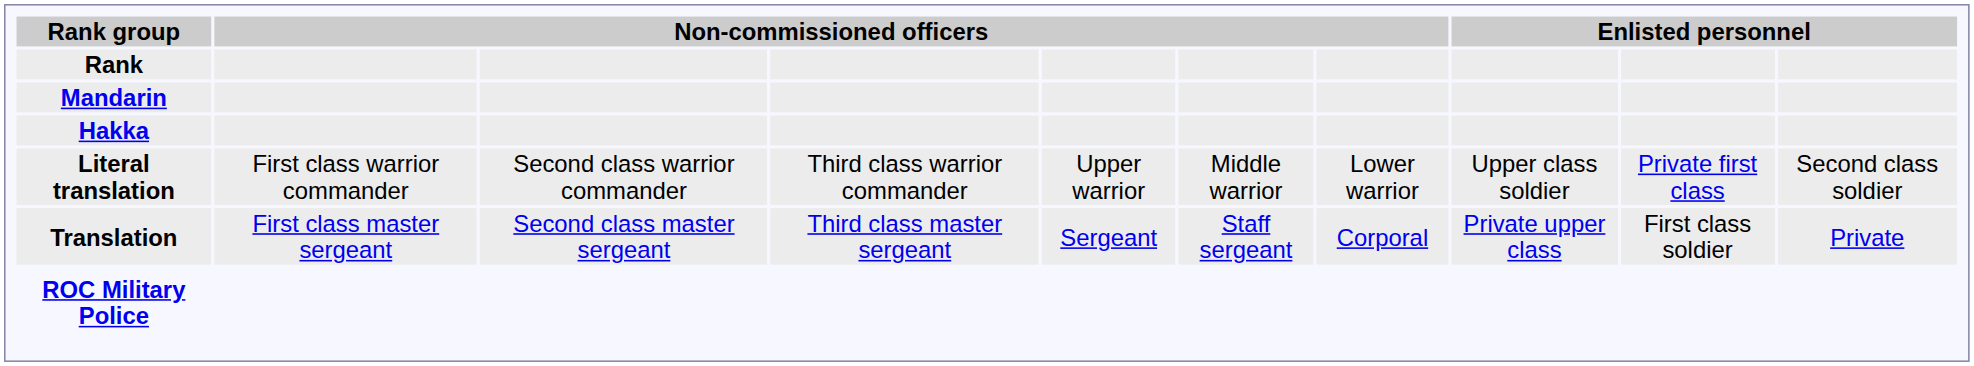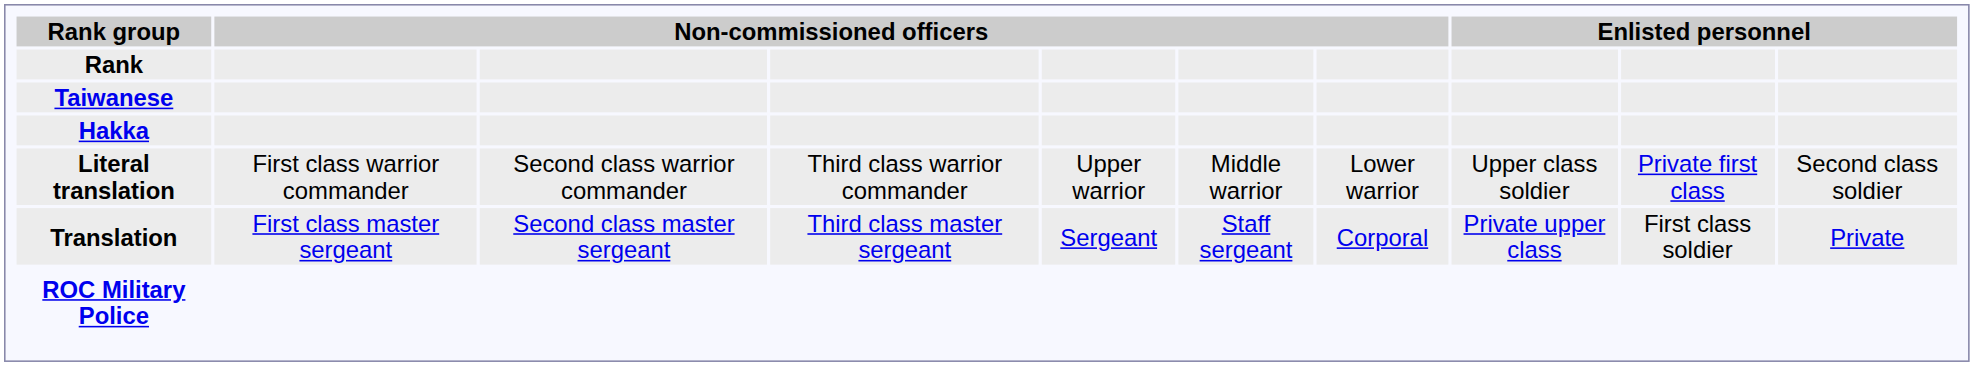- row: (114, 97)
+ row: (114, 97)
